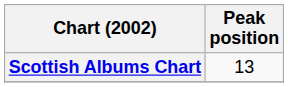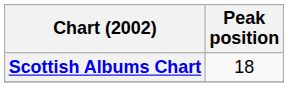(244, 67) 13 -> (244, 67) 18
